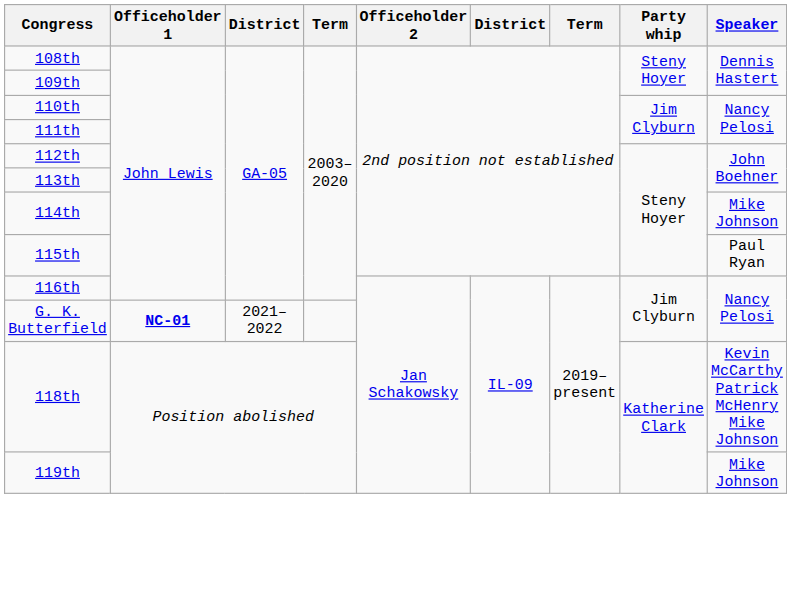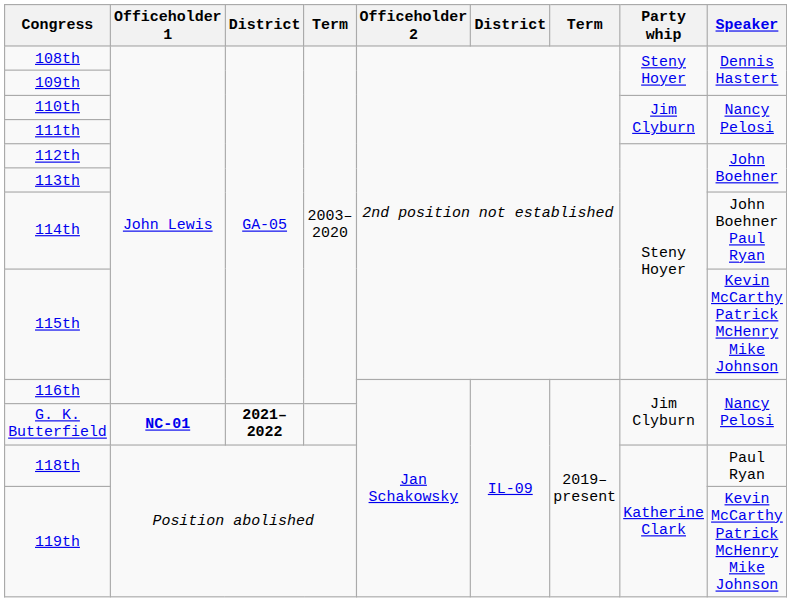(747, 213) Mike Johnson -> (747, 230) John Boehner Paul Ryan
(747, 255) Paul Ryan -> (747, 324) Kevin McCarthy Patrick McHenry Mike Johnson
(265, 321) normal -> (265, 424) bold
(747, 397) Kevin McCarthy Patrick McHenry Mike Johnson -> (747, 466) Paul Ryan
(747, 473) Mike Johnson -> (747, 542) Kevin McCarthy Patrick McHenry Mike Johnson
